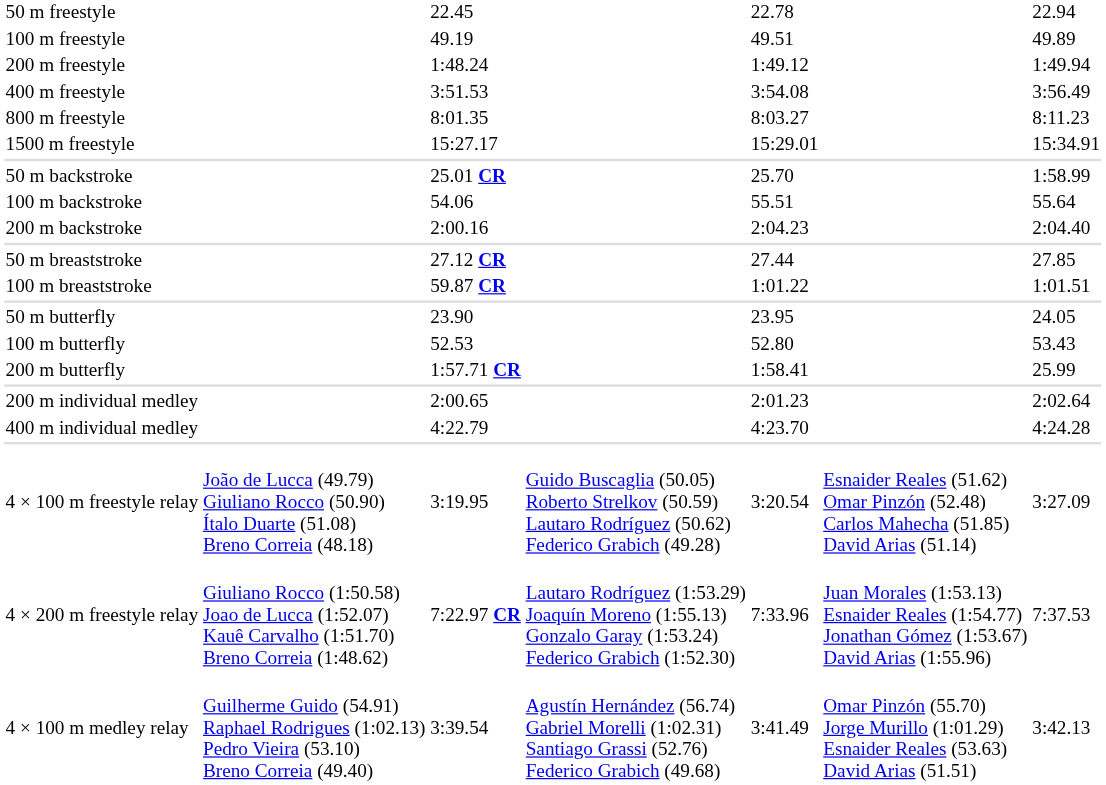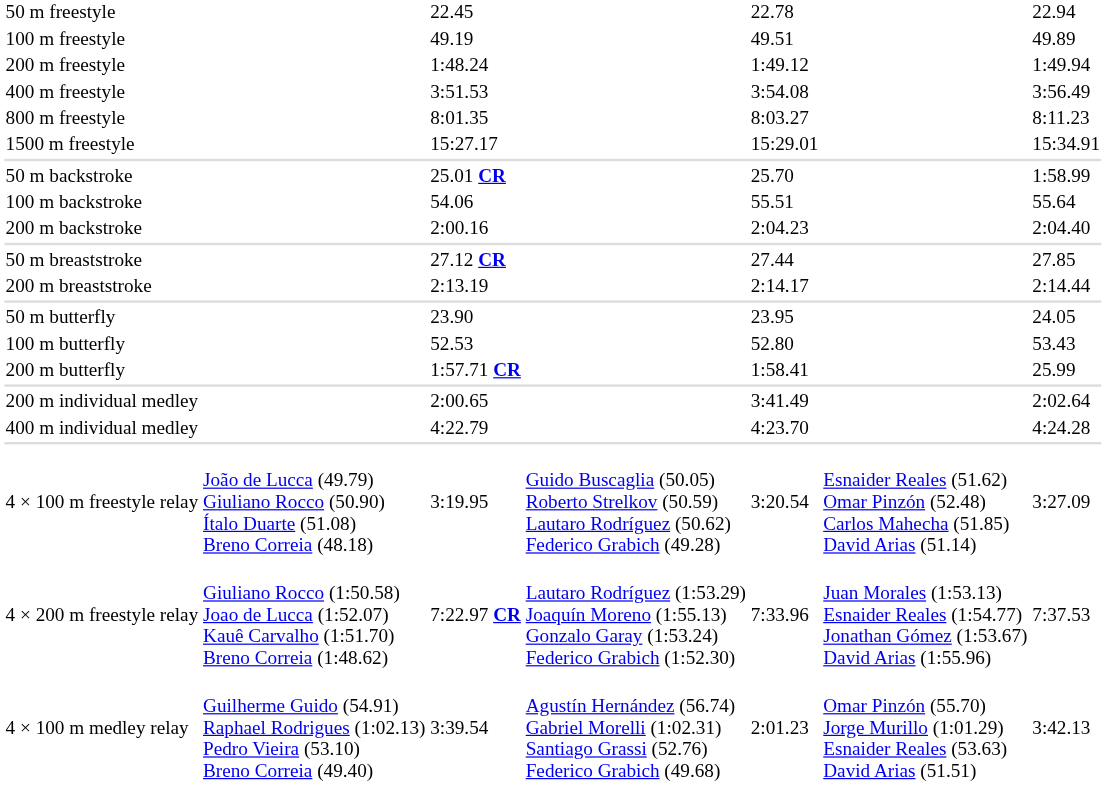- row: (79, 285)
+ row: (79, 285)
(780, 401) 2:01.23 -> (780, 401) 3:41.49
(780, 727) 3:41.49 -> (780, 727) 2:01.23
